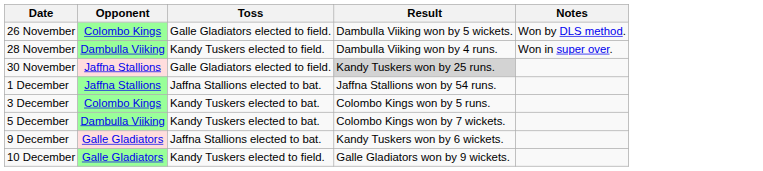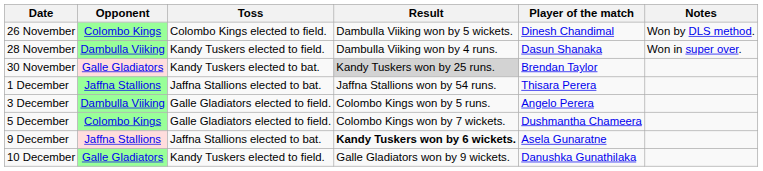+ column: (582, 13)
(251, 31) Galle Gladiators elected to field. -> (248, 31) Colombo Kings elected to field.
(123, 67) Jaffna Stallions -> (123, 67) Galle Gladiators
(251, 67) Galle Gladiators elected to field. -> (245, 67) Kandy Tuskers elected to bat.
(123, 103) Colombo Kings -> (123, 103) Dambulla Viiking
(245, 103) Kandy Tuskers elected to bat. -> (251, 103) Galle Gladiators elected to field.
(123, 121) Dambulla Viiking -> (123, 121) Colombo Kings
(245, 121) Kandy Tuskers elected to bat. -> (251, 121) Galle Gladiators elected to field.
(123, 139) Galle Gladiators -> (123, 139) Jaffna Stallions
(420, 139) normal -> (426, 139) bold
